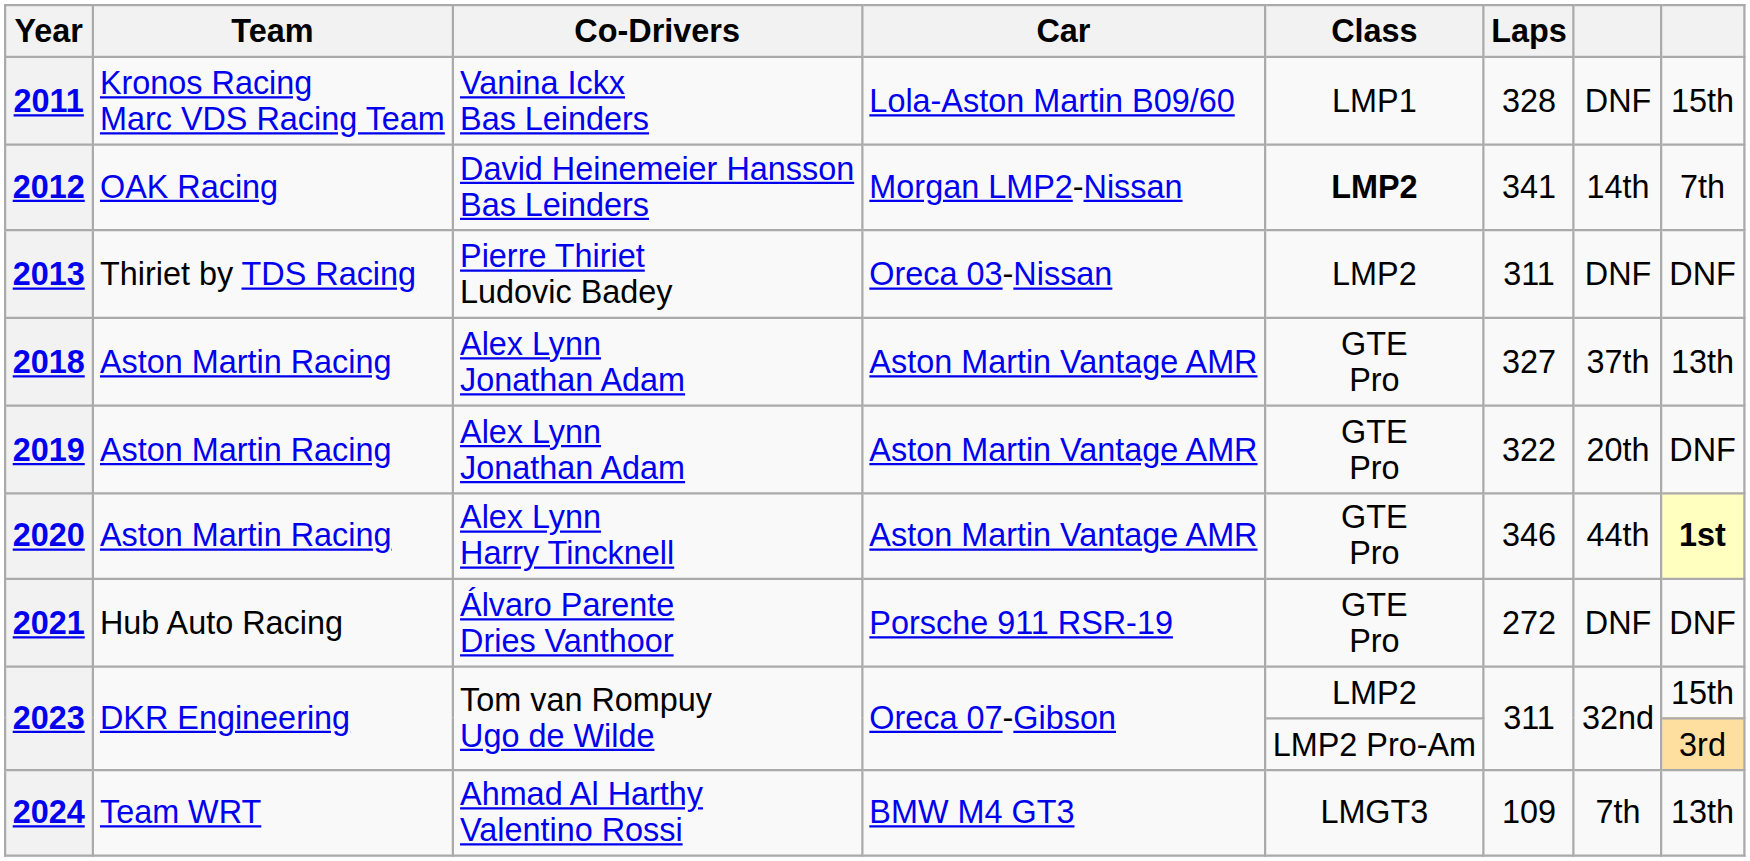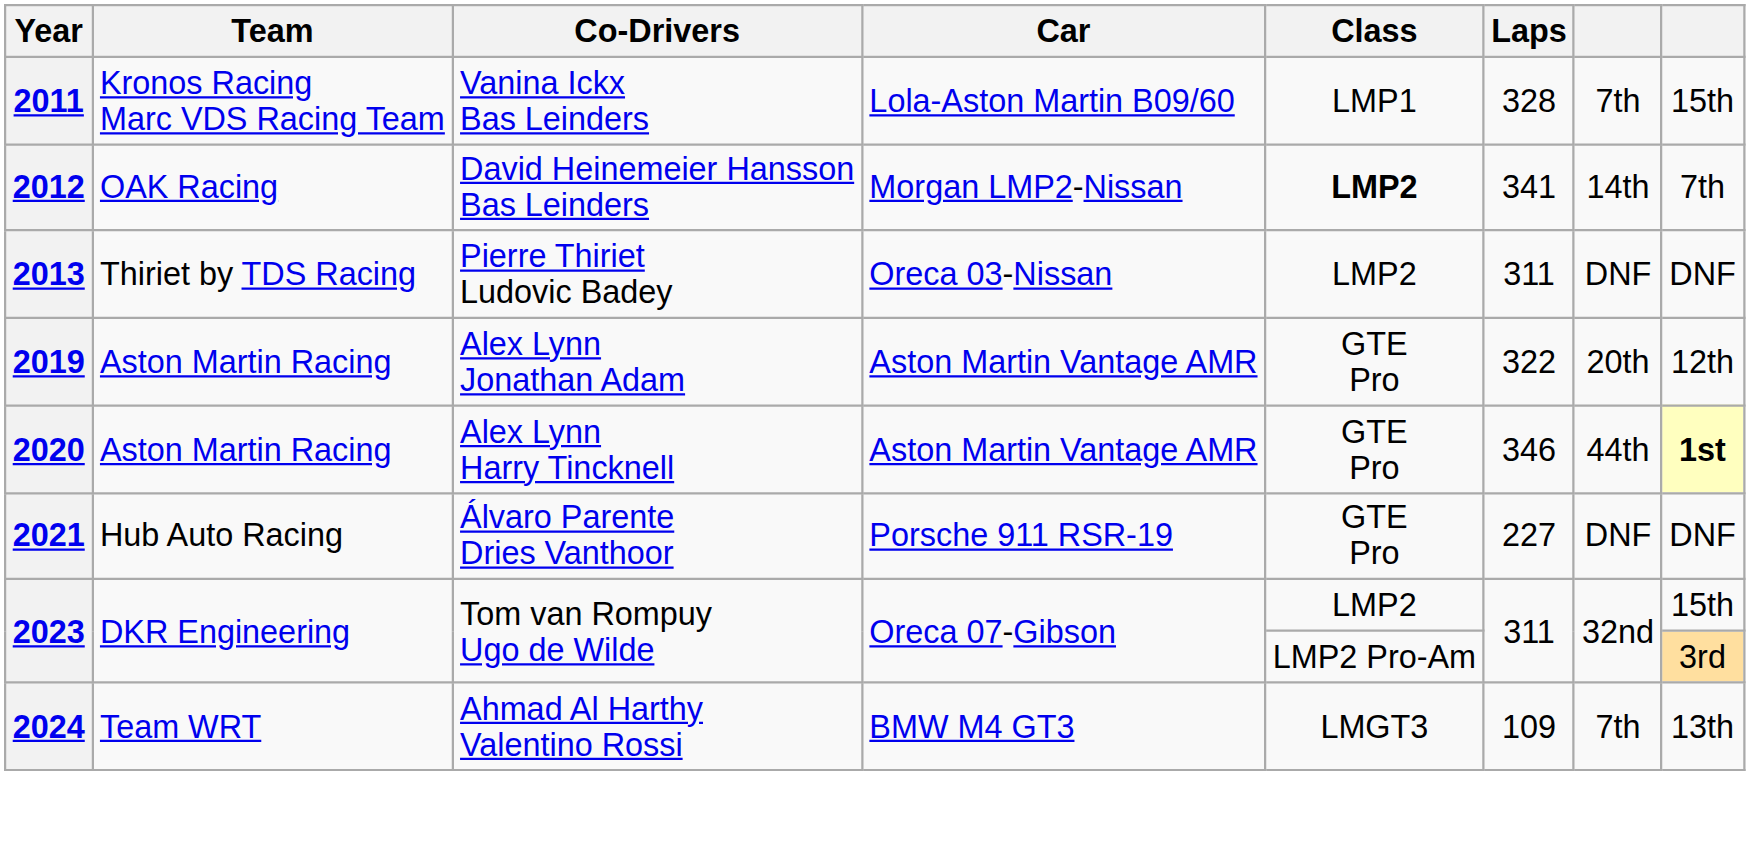(1618, 100) DNF -> (1618, 100) 7th
- row: (49, 362)
(1703, 449) DNF -> (1703, 362) 12th
(1529, 623) 272 -> (1529, 536) 227
